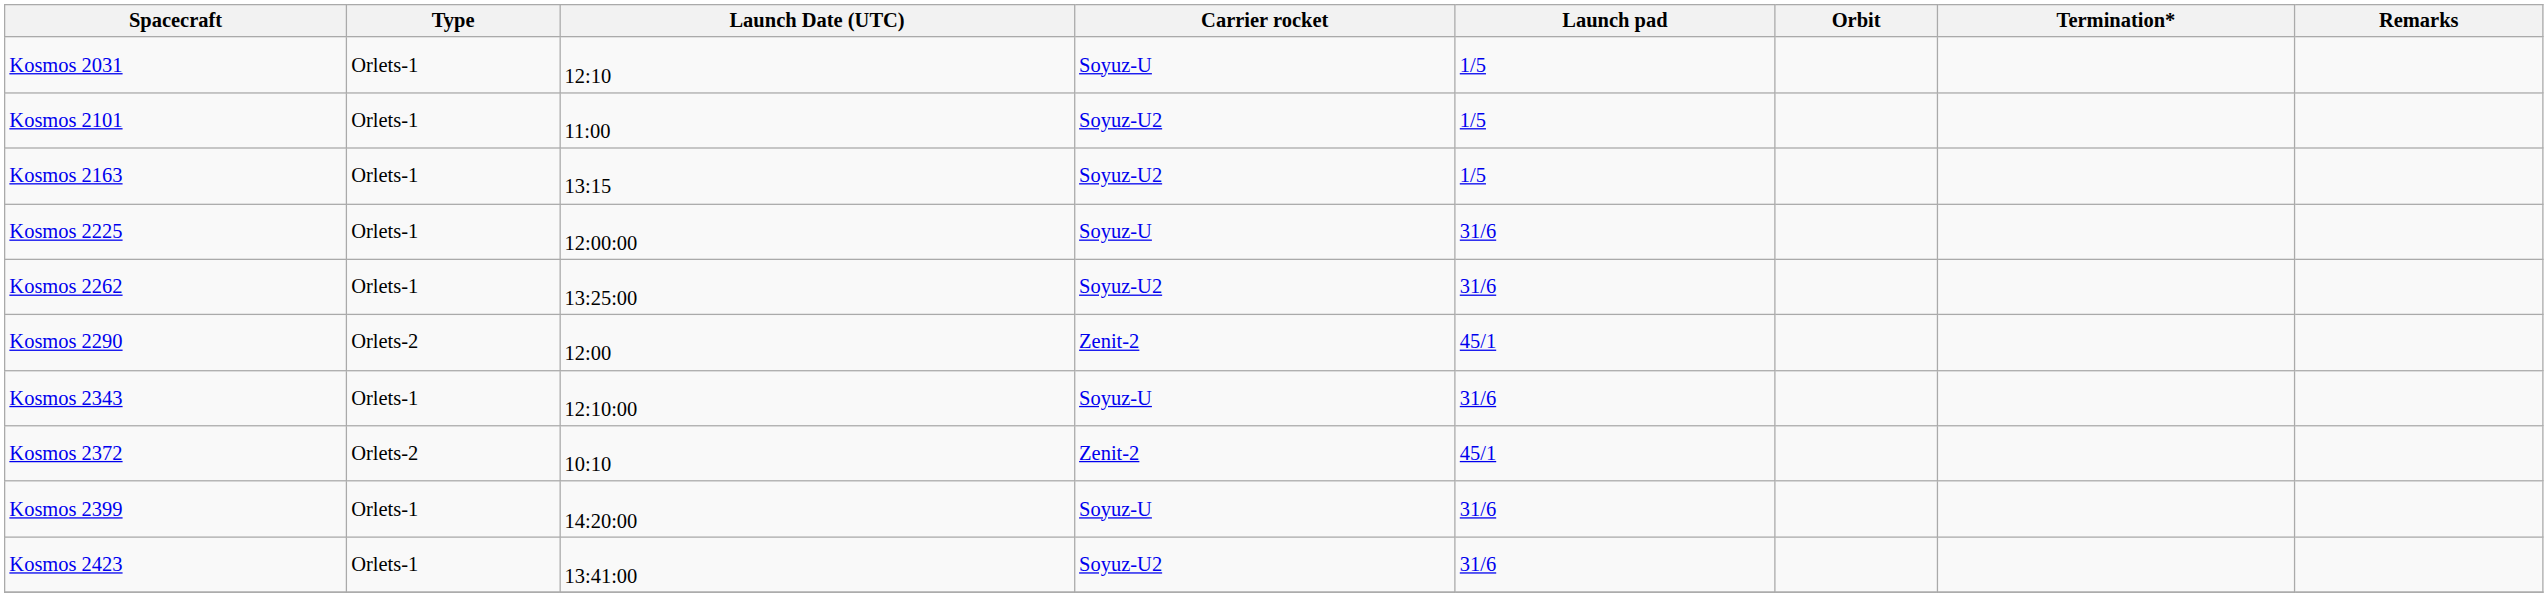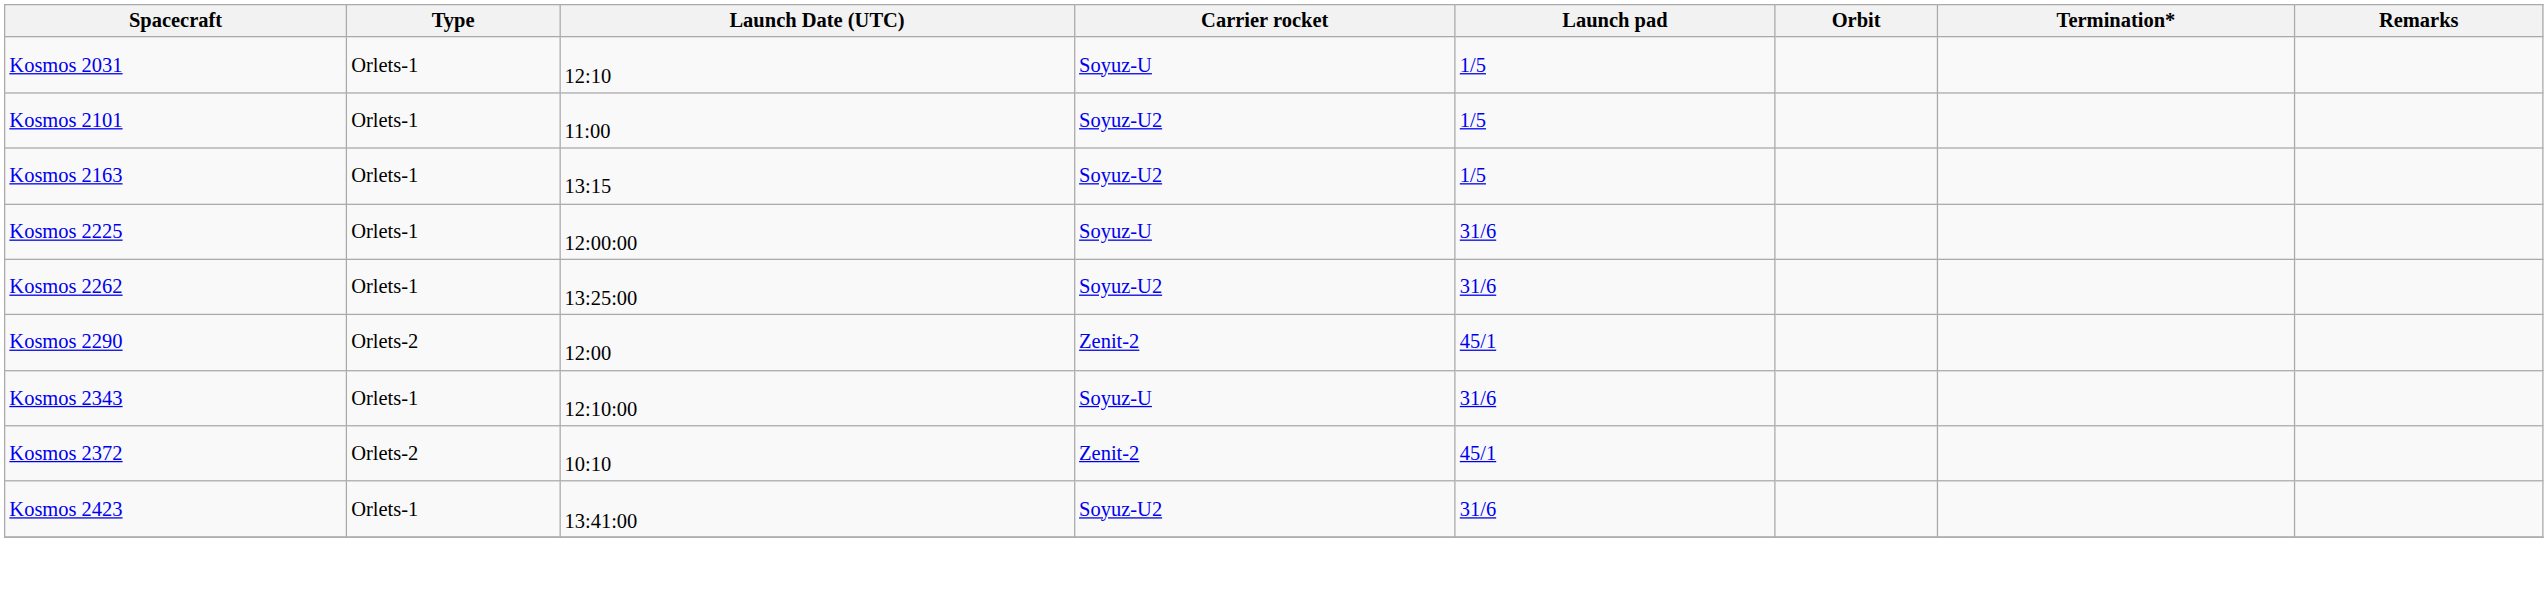- row: (66, 508)
